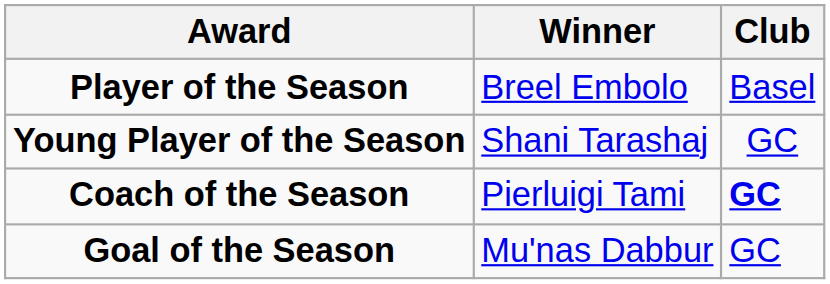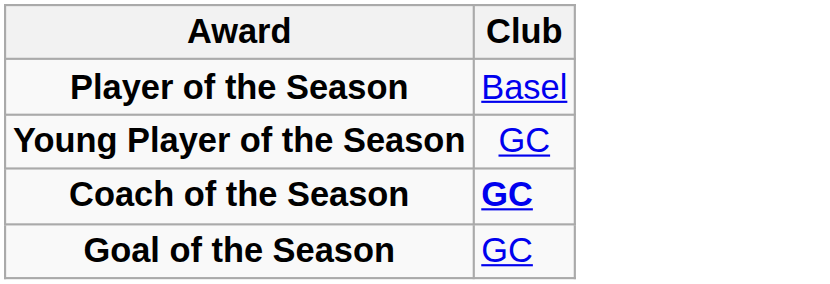- column: (597, 31)
